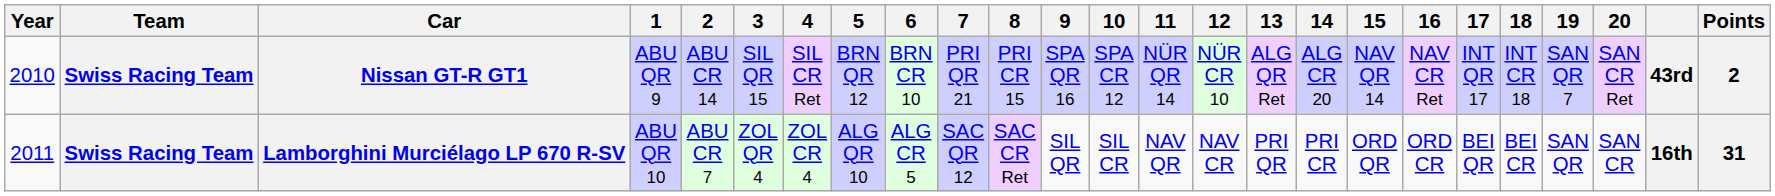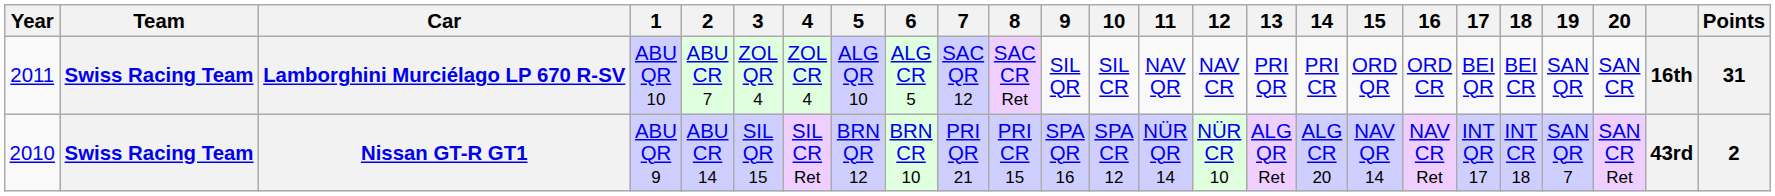rows swapped: (444, 75) <-> (444, 152)
